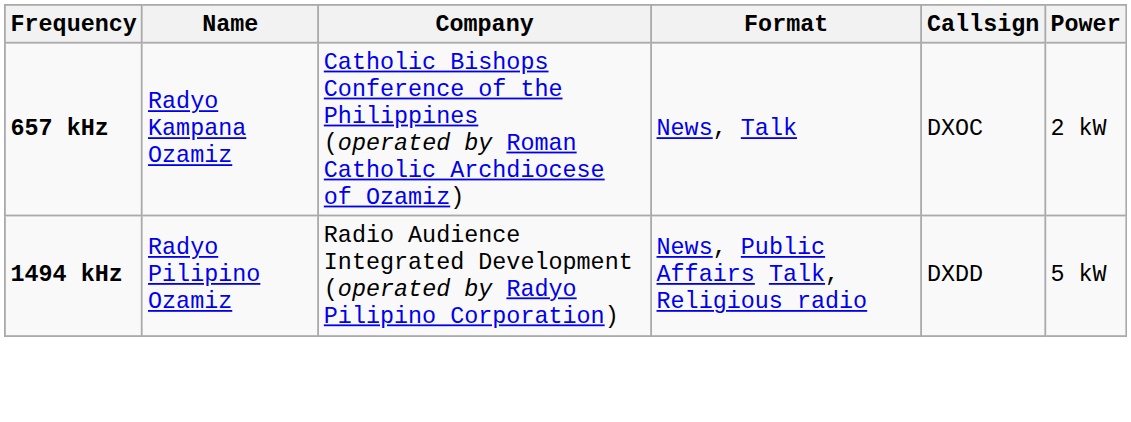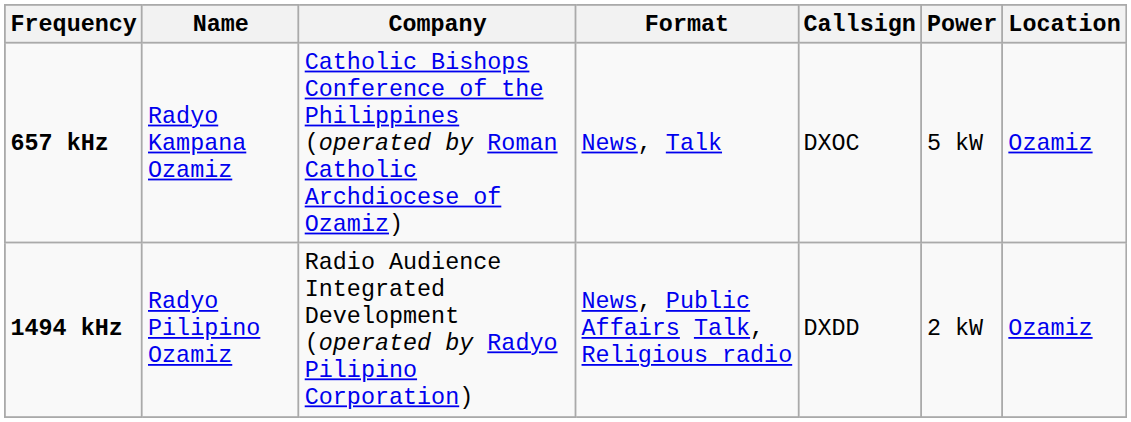+ column: (1065, 24)
(1079, 130) 2 kW -> (955, 143) 5 kW
(1079, 276) 5 kW -> (955, 330) 2 kW
